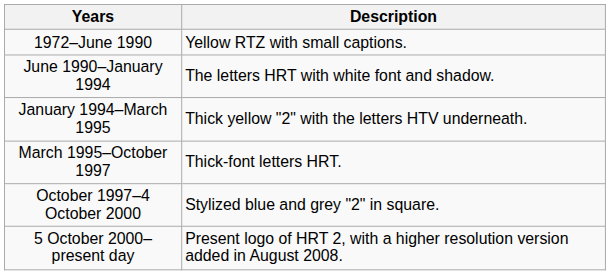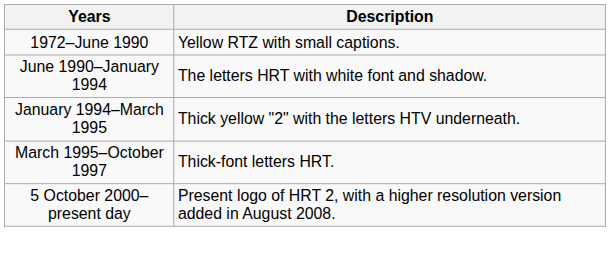- row: (93, 205)
